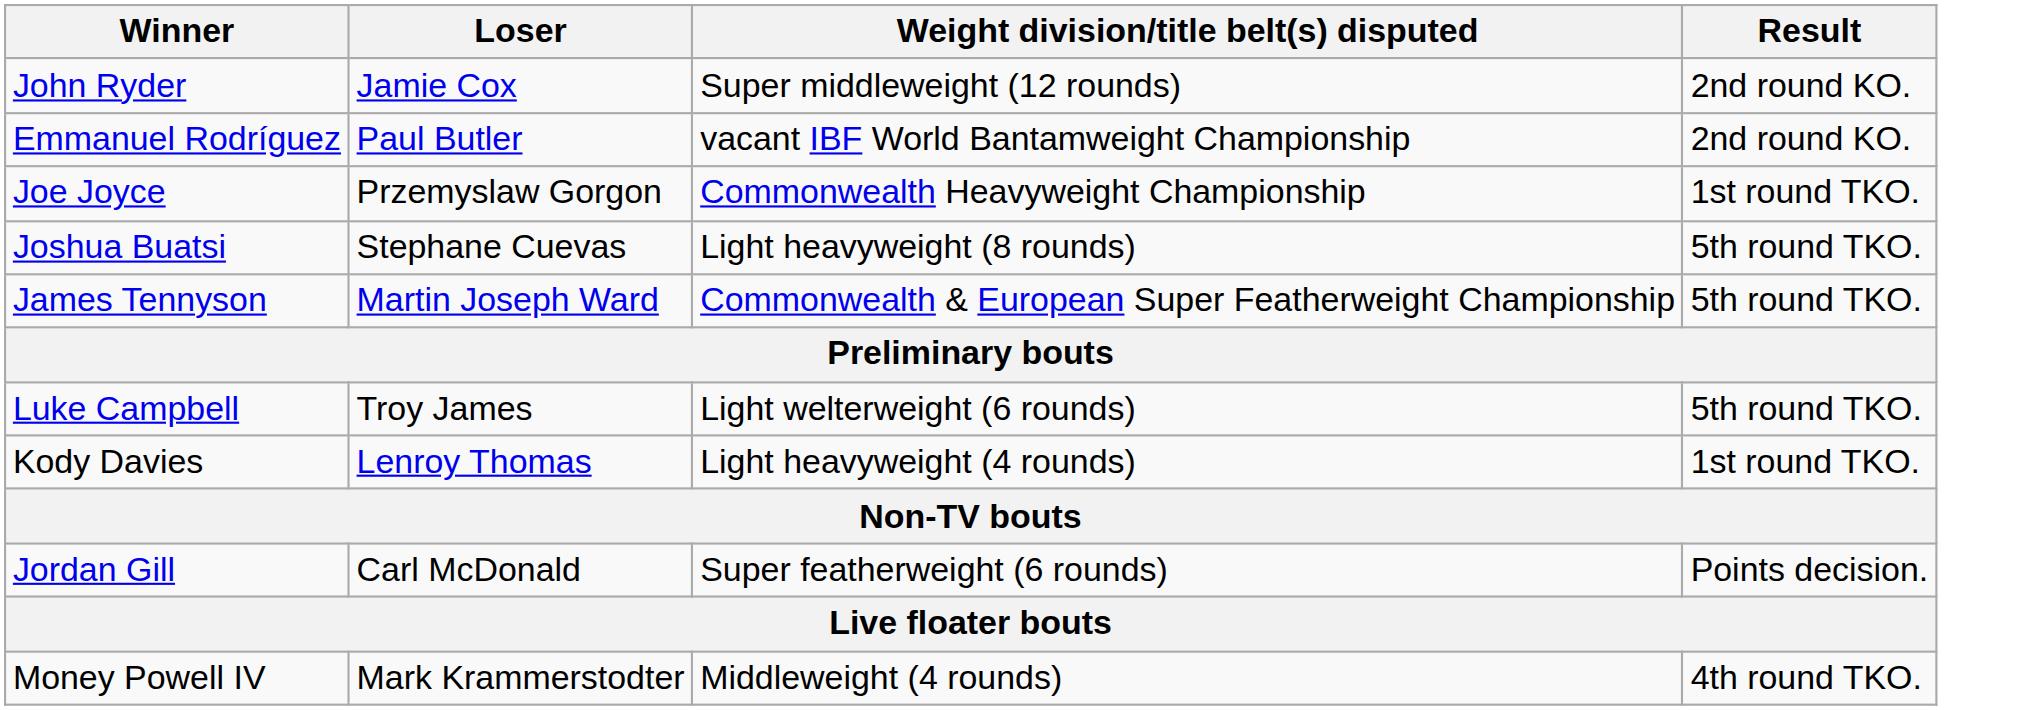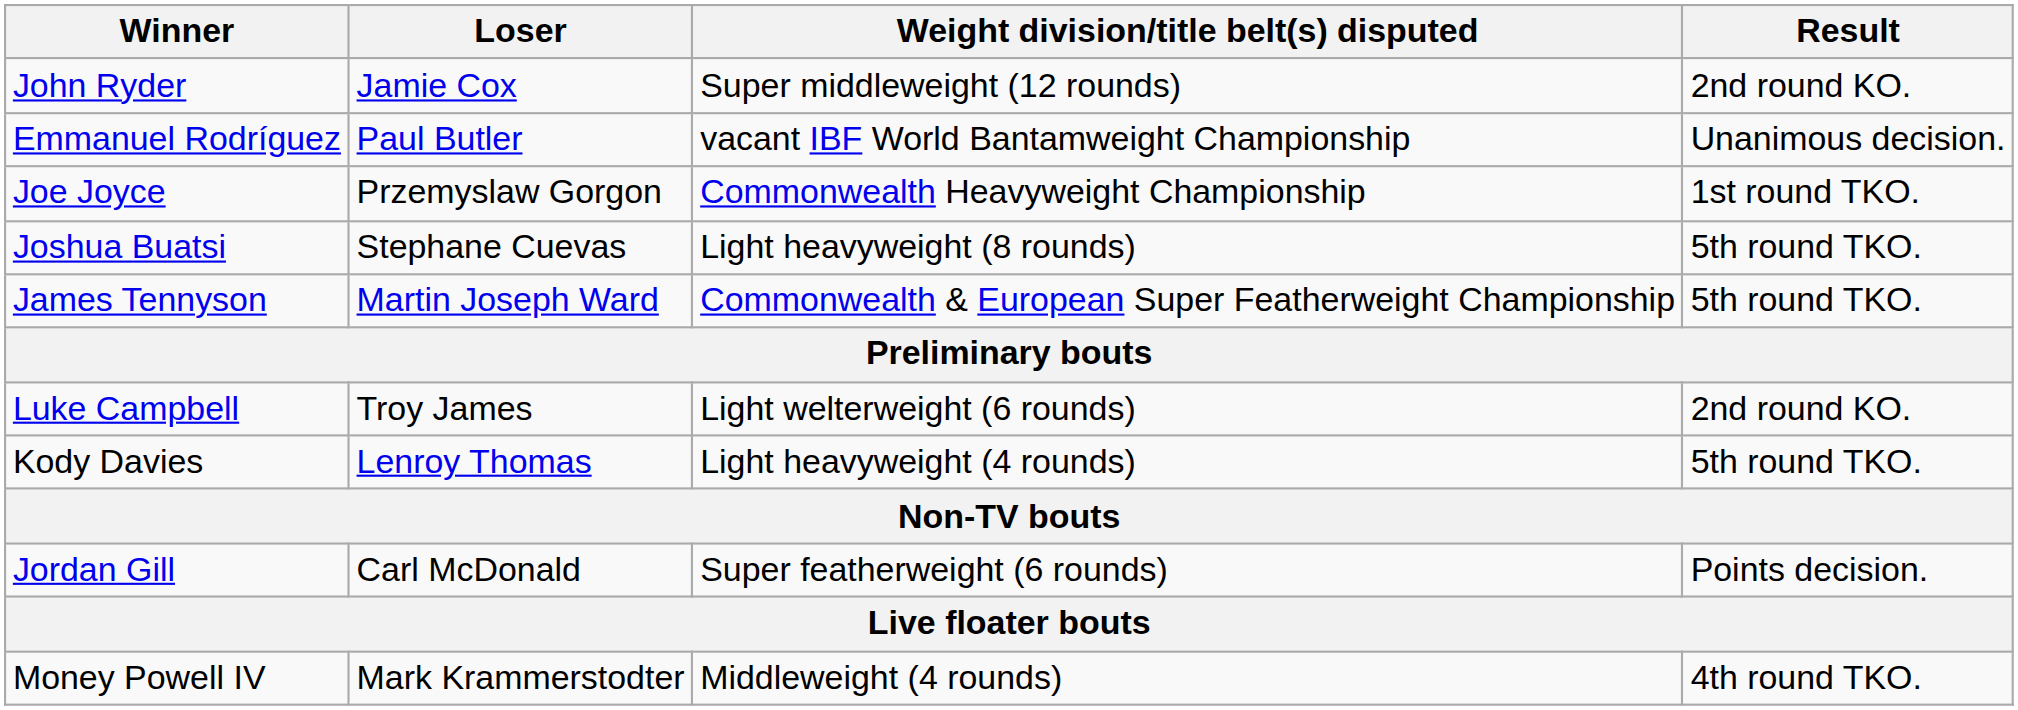(1801, 138) 2nd round KO. -> (1848, 138) Unanimous decision.
(1806, 407) 5th round TKO. -> (1801, 407) 2nd round KO.
(1805, 461) 1st round TKO. -> (1806, 461) 5th round TKO.
